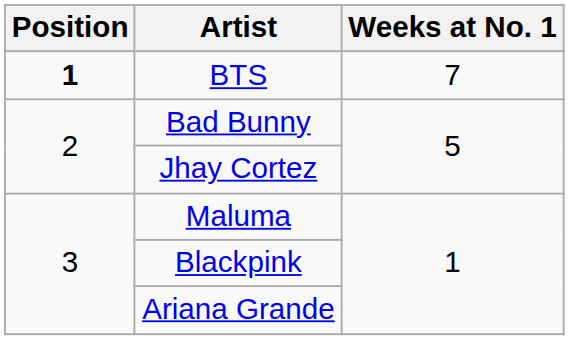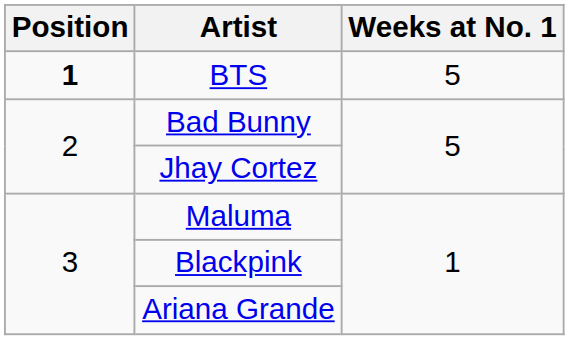(452, 74) 7 -> (452, 74) 5
